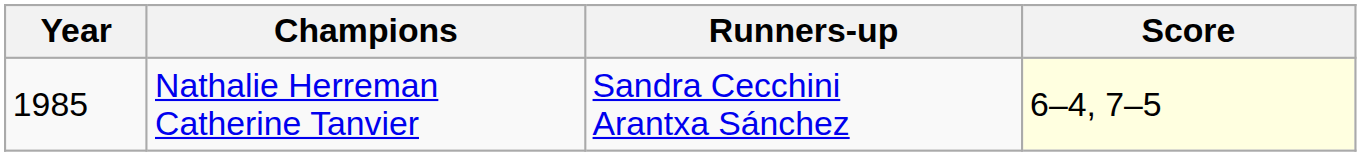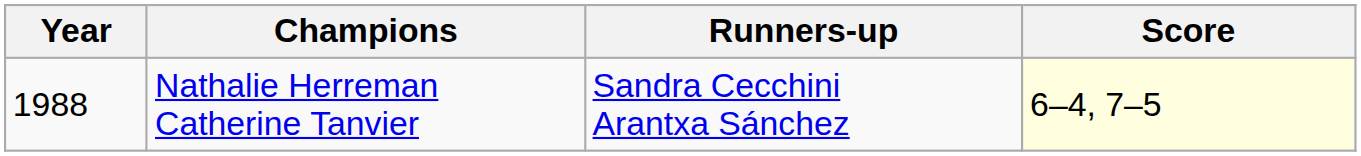(50, 103) 1985 -> (50, 103) 1988
